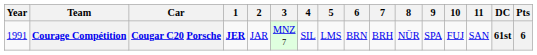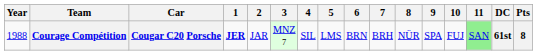(17, 35) 1991 -> (17, 35) 1988
(479, 35) no background -> (479, 35) lightgreen background
(523, 35) 6 -> (523, 35) 8
